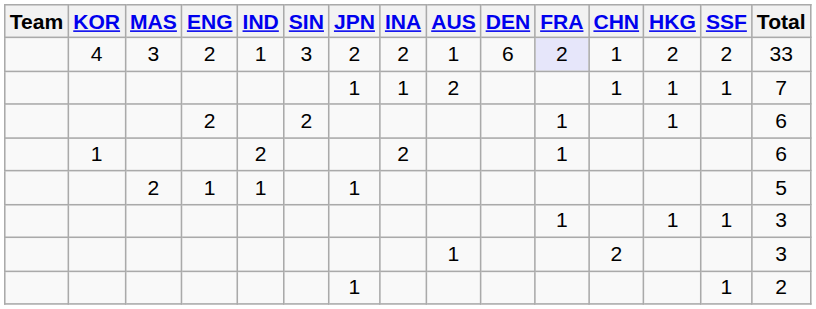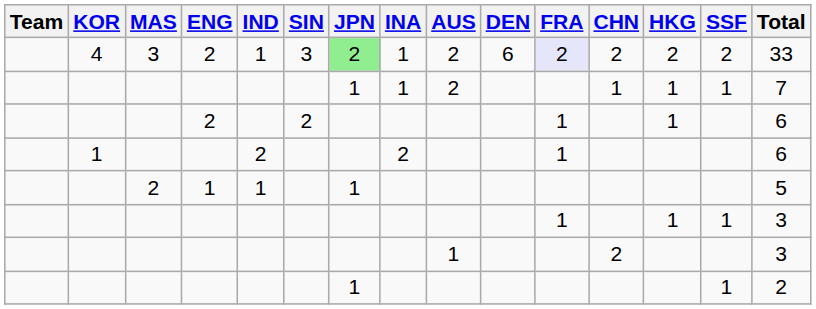(354, 54) no background -> (354, 54) lightgreen background
(403, 54) 2 -> (403, 54) 1
(453, 54) 1 -> (453, 54) 2
(616, 54) 1 -> (616, 54) 2
